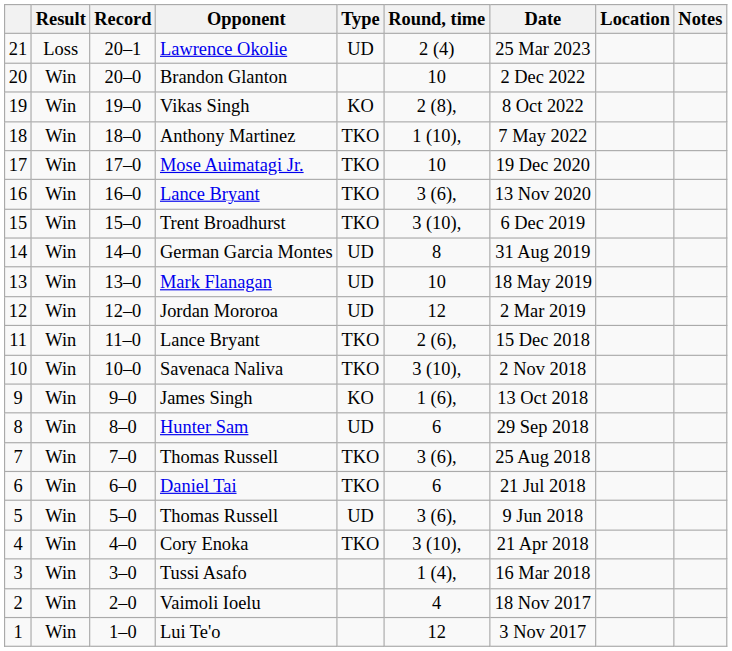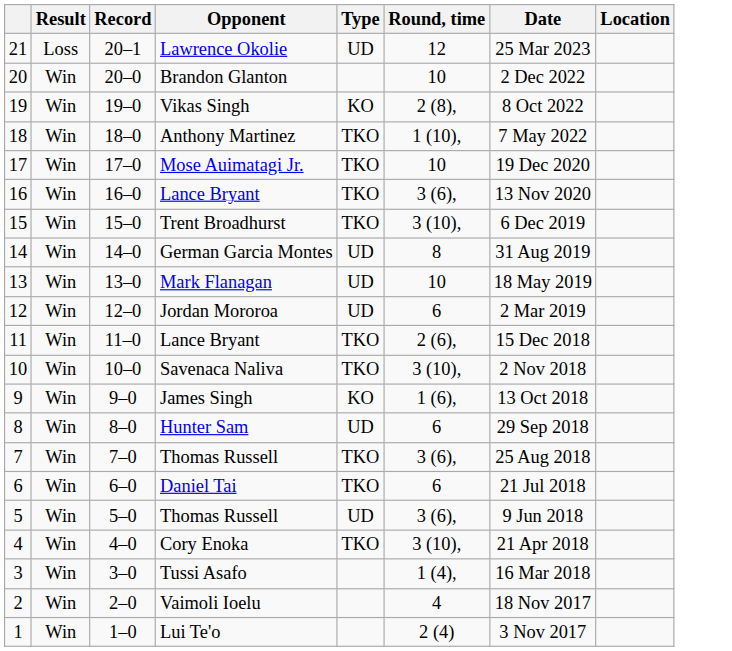- column: (700, 19)
(437, 48) 2 (4) -> (437, 48) 12
(437, 310) 12 -> (437, 310) 6
(437, 631) 12 -> (437, 631) 2 (4)
